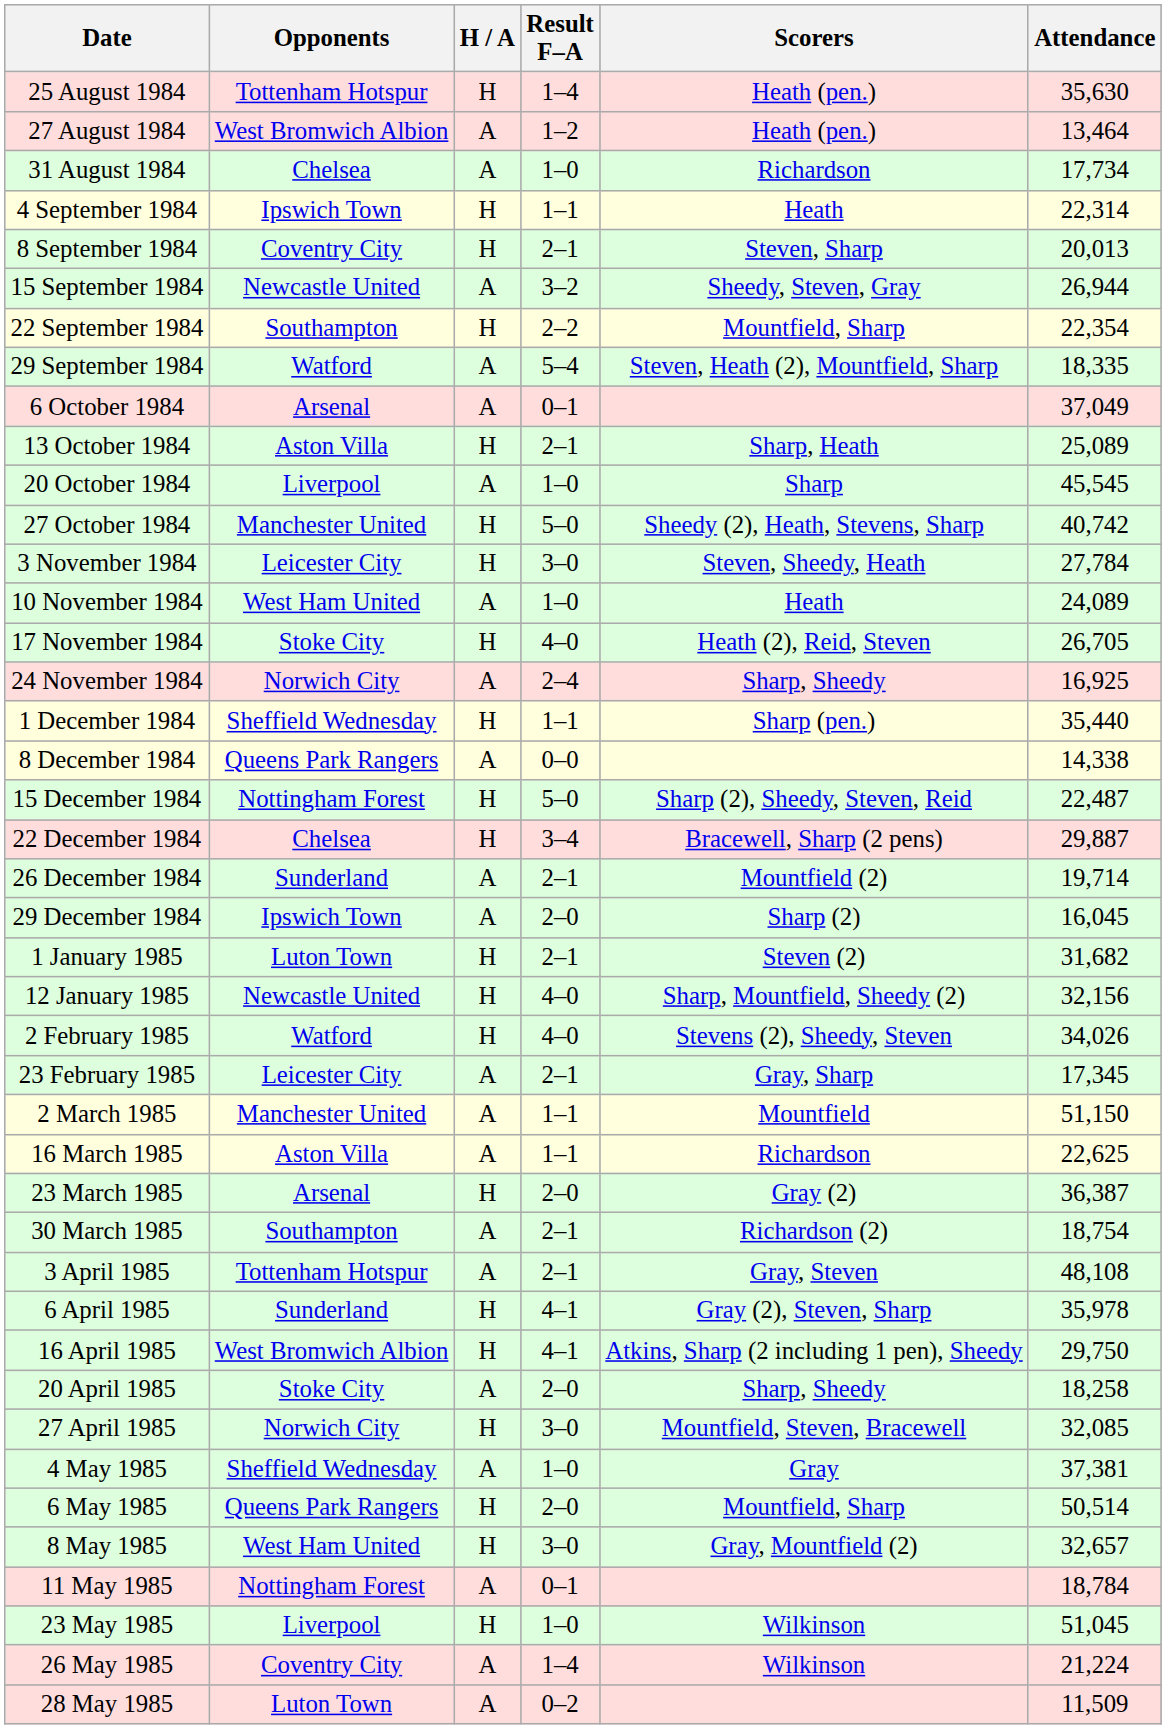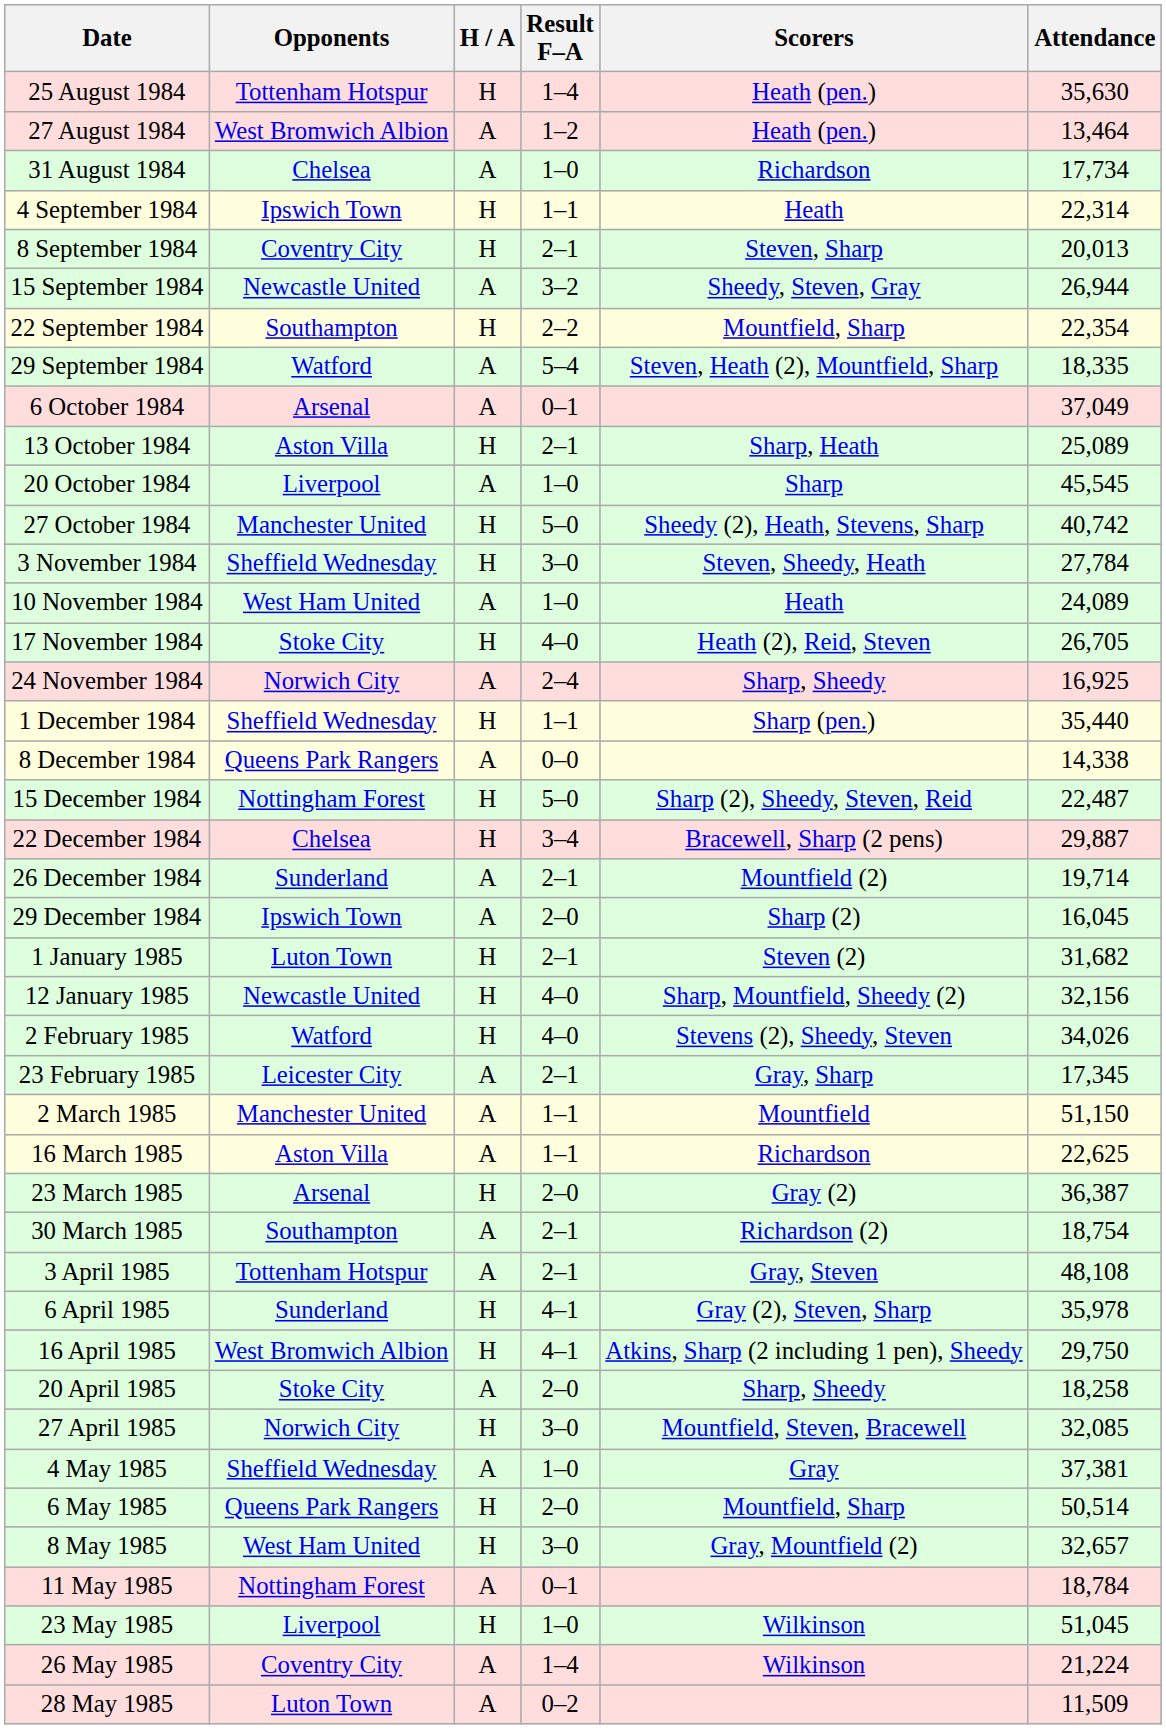(332, 563) Leicester City -> (332, 563) Sheffield Wednesday
